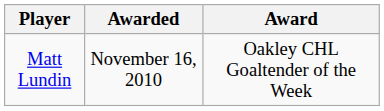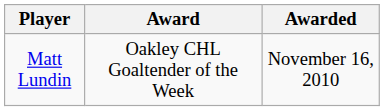columns swapped: (291, 19) <-> (143, 19)
